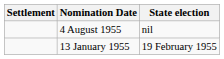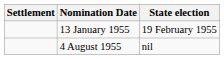rows swapped: (95, 46) <-> (91, 29)
